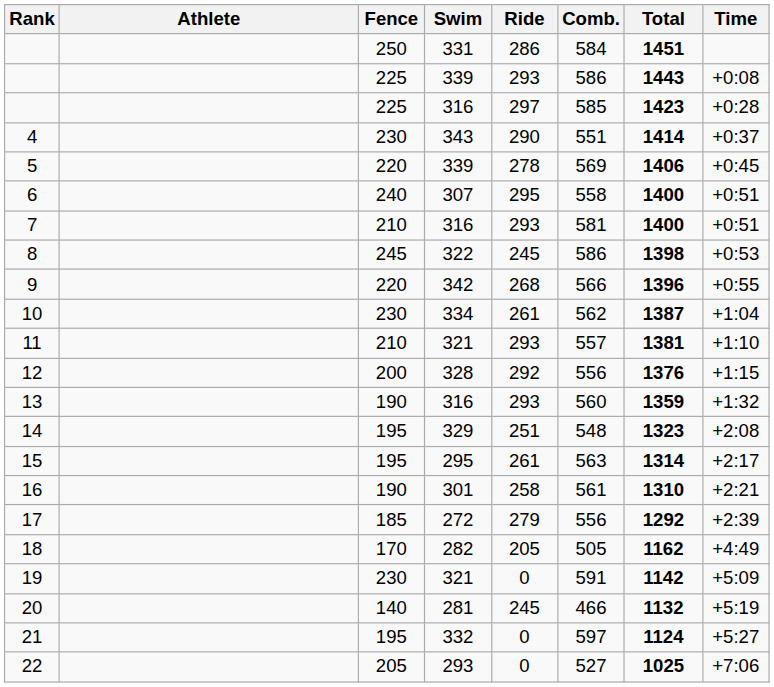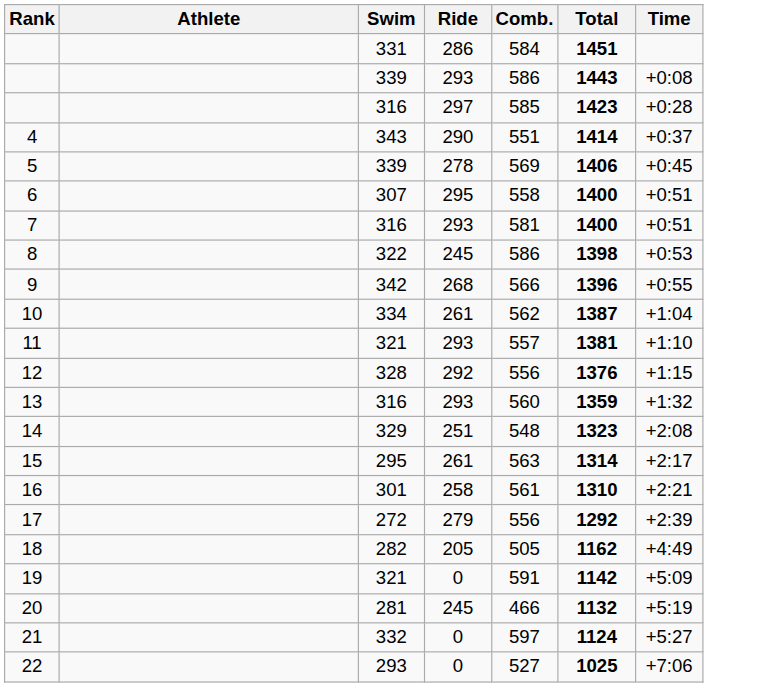- column: (391, 19)
